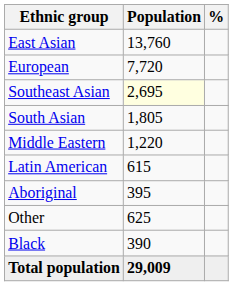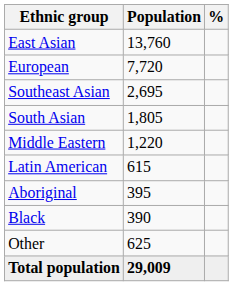(145, 92) lightyellow background -> (145, 92) no background
rows swapped: (27, 243) <-> (26, 218)
